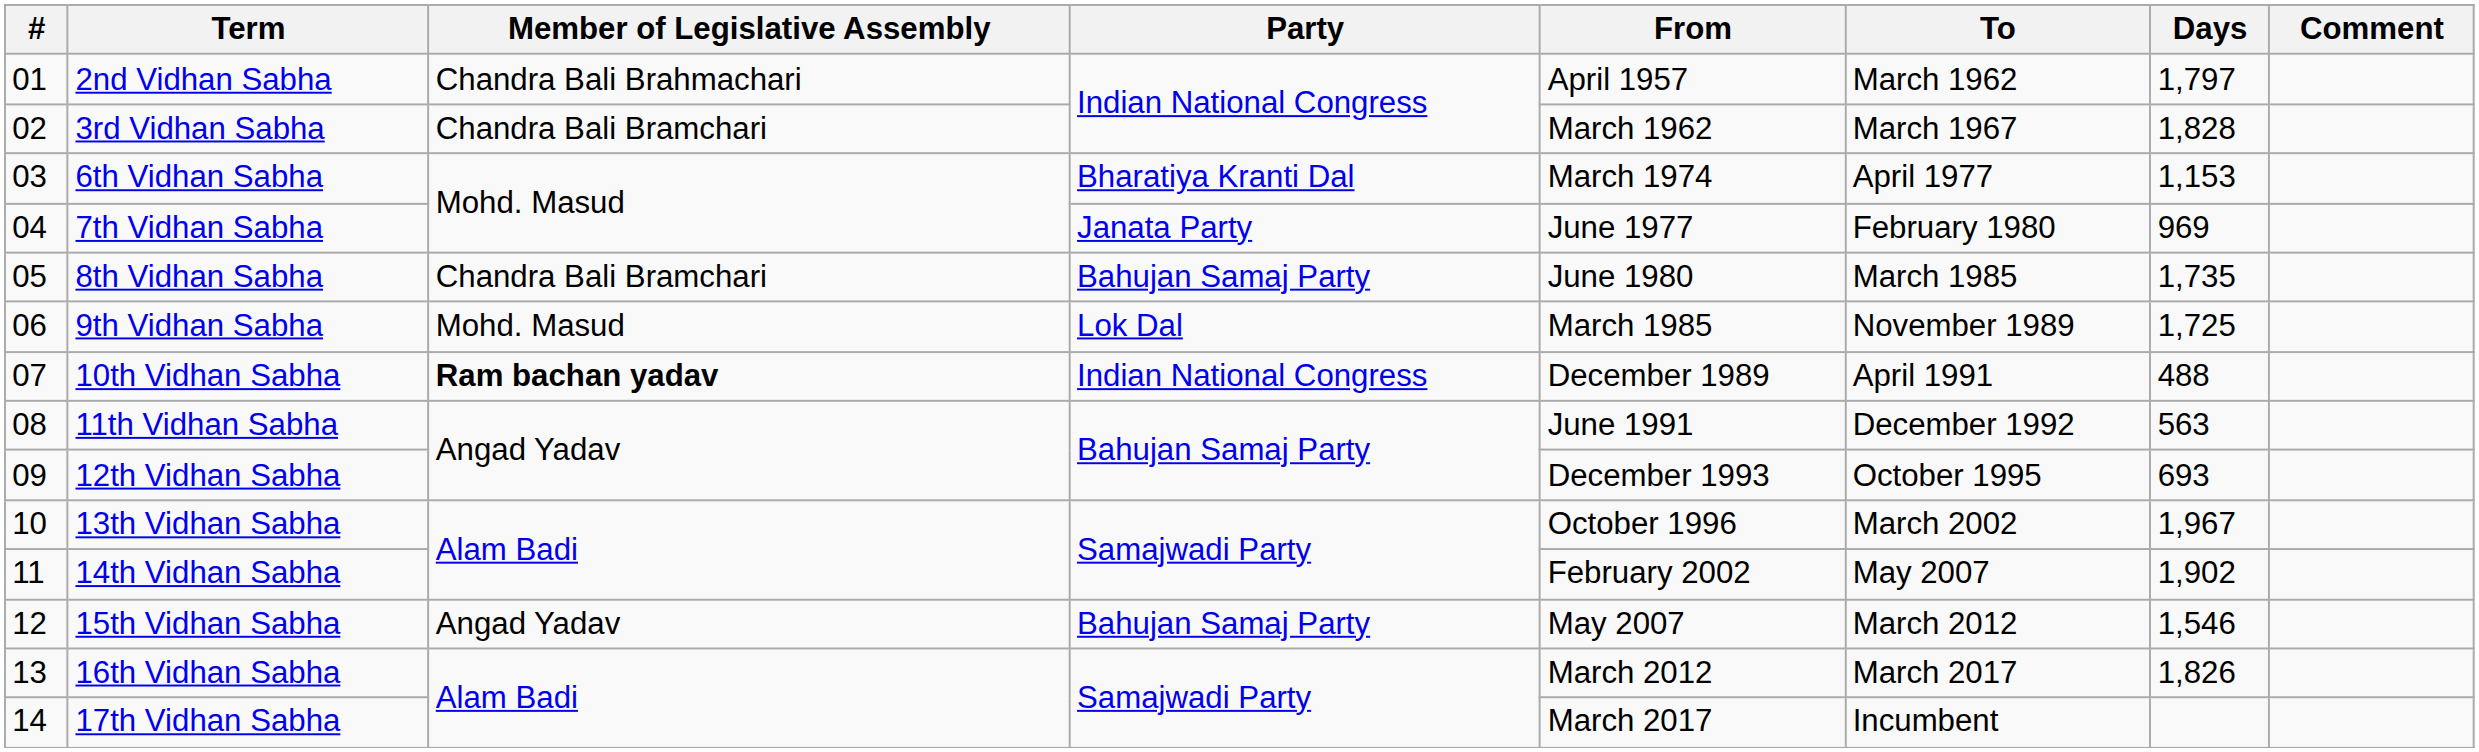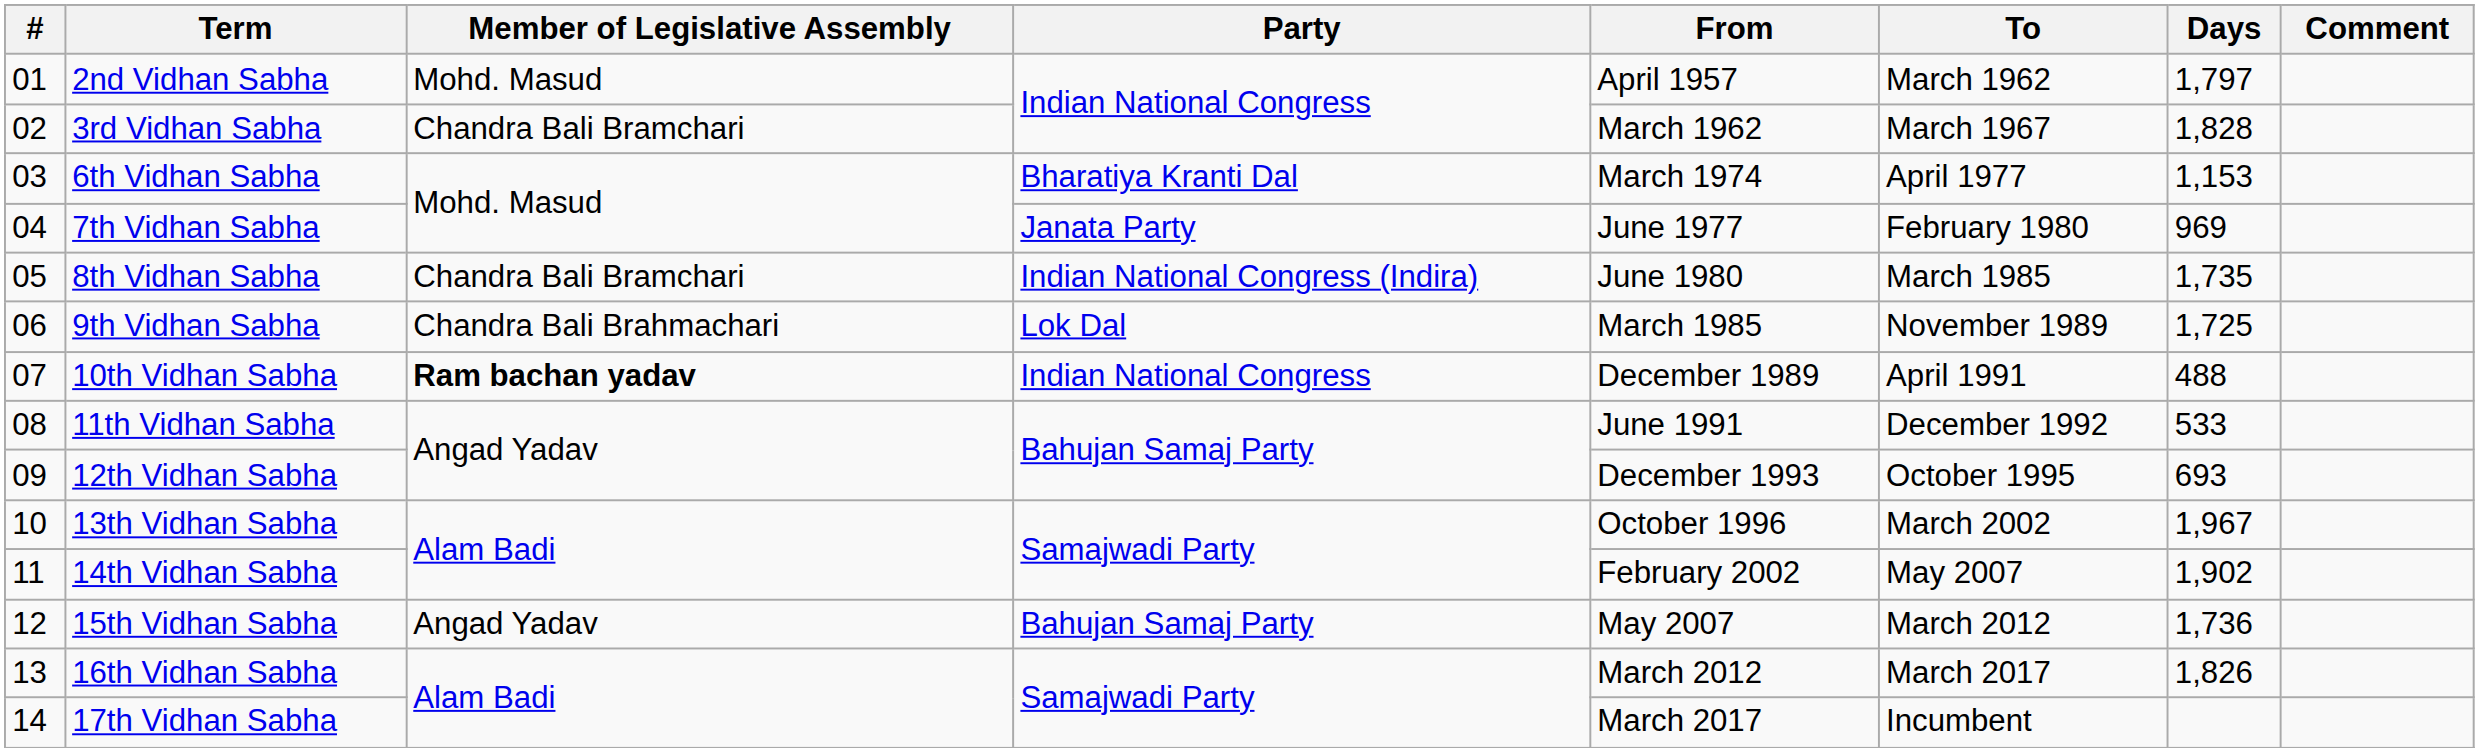(619, 78) Chandra Bali Brahmachari -> (508, 78) Mohd. Masud
(1224, 276) Bahujan Samaj Party -> (1249, 276) Indian National Congress (Indira)
(530, 326) Mohd. Masud -> (596, 326) Chandra Bali Brahmachari
(2184, 425) 563 -> (2201, 425) 533
(2197, 623) 1,546 -> (2214, 623) 1,736
